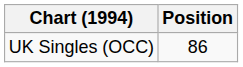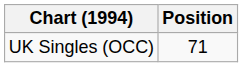(198, 47) 86 -> (198, 47) 71
